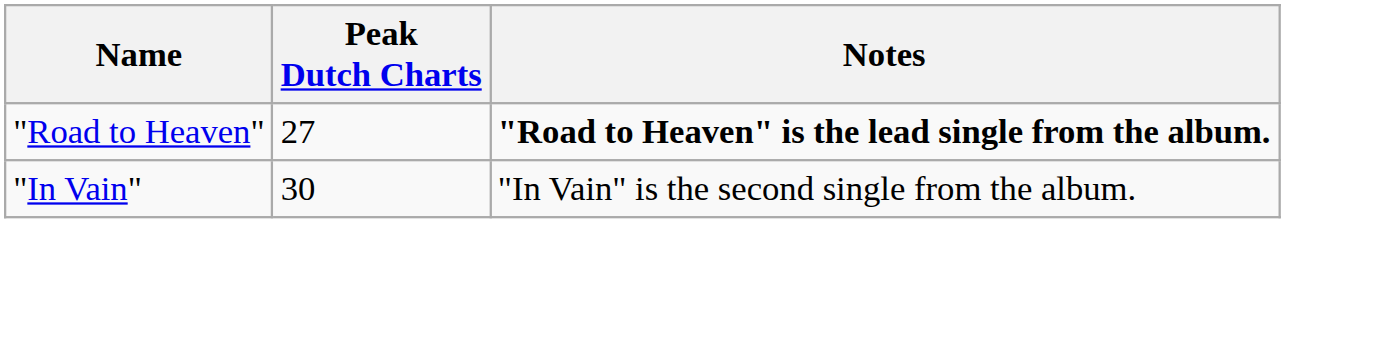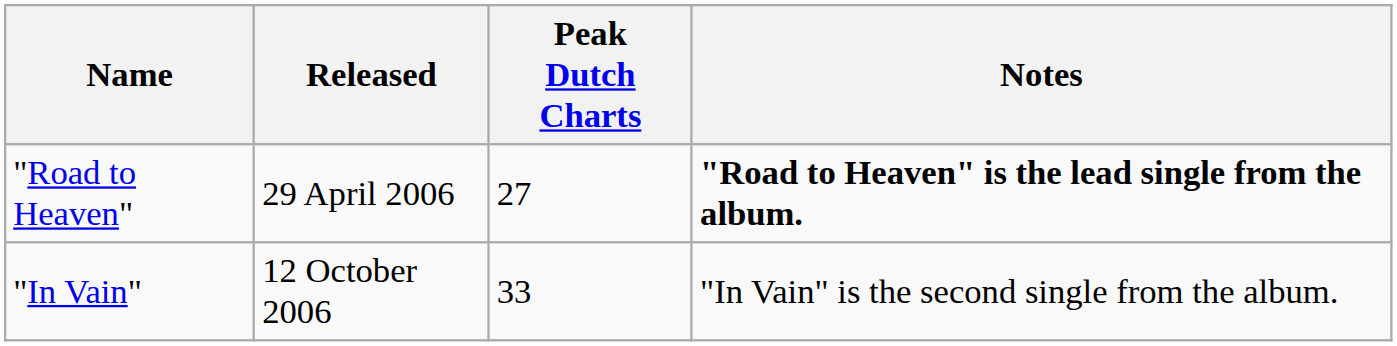+ column: (371, 74)
(298, 188) 30 -> (514, 291) 33
